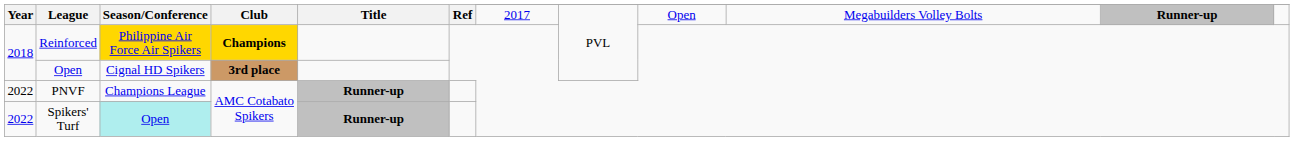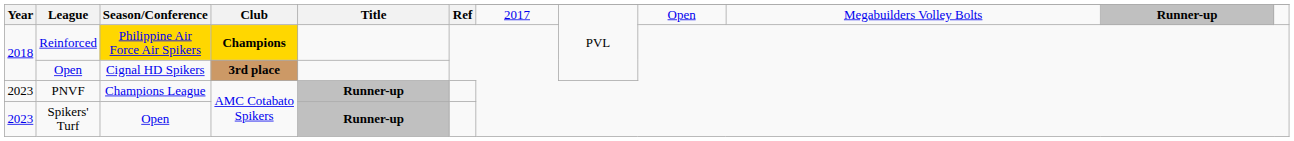(20, 91) 2022 -> (20, 91) 2023
(20, 118) 2022 -> (20, 118) 2023
(155, 118) paleturquoise background -> (155, 118) no background
